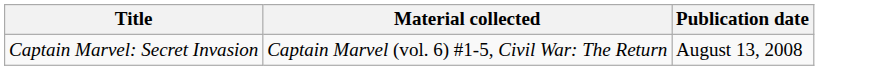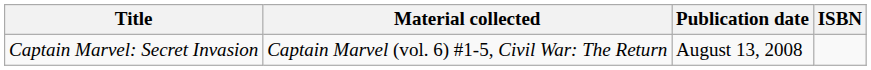+ column: (840, 19)
